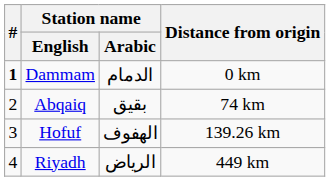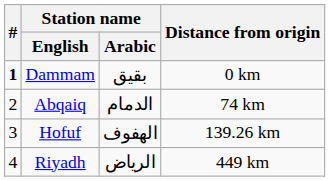(130, 75) الدمام -> (130, 75) بقيق
(130, 104) بقيق -> (130, 104) الدمام
